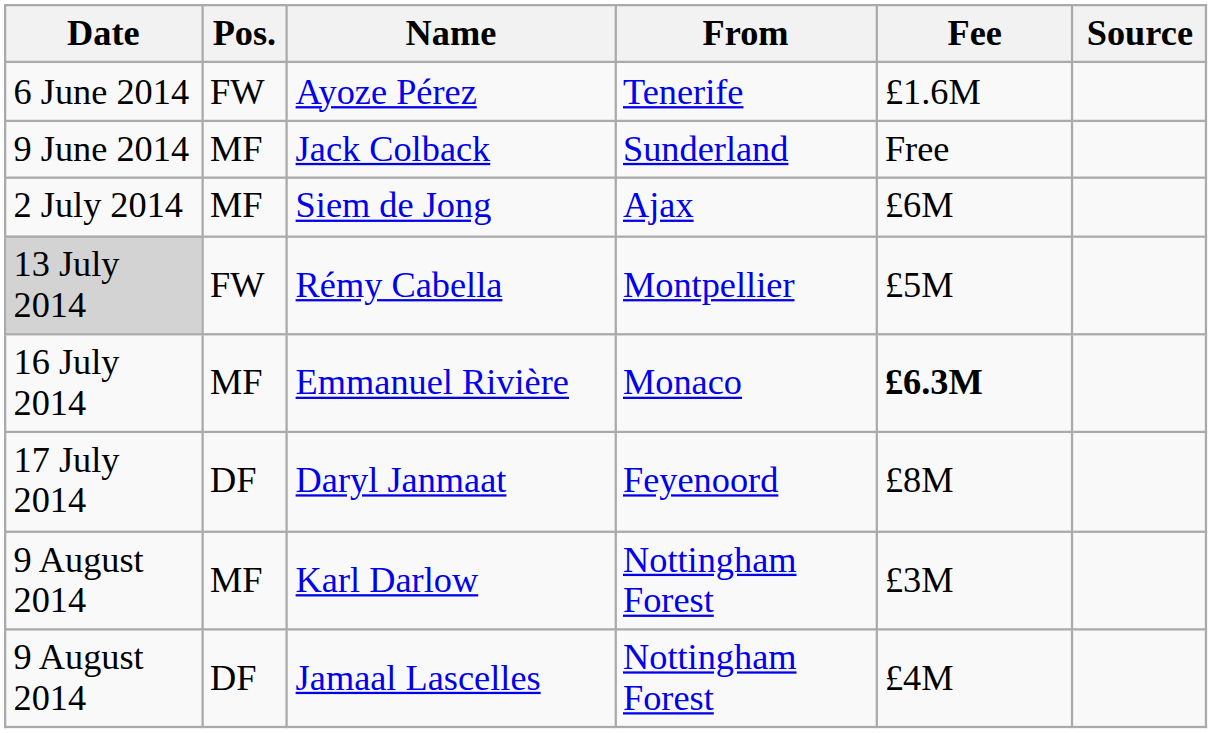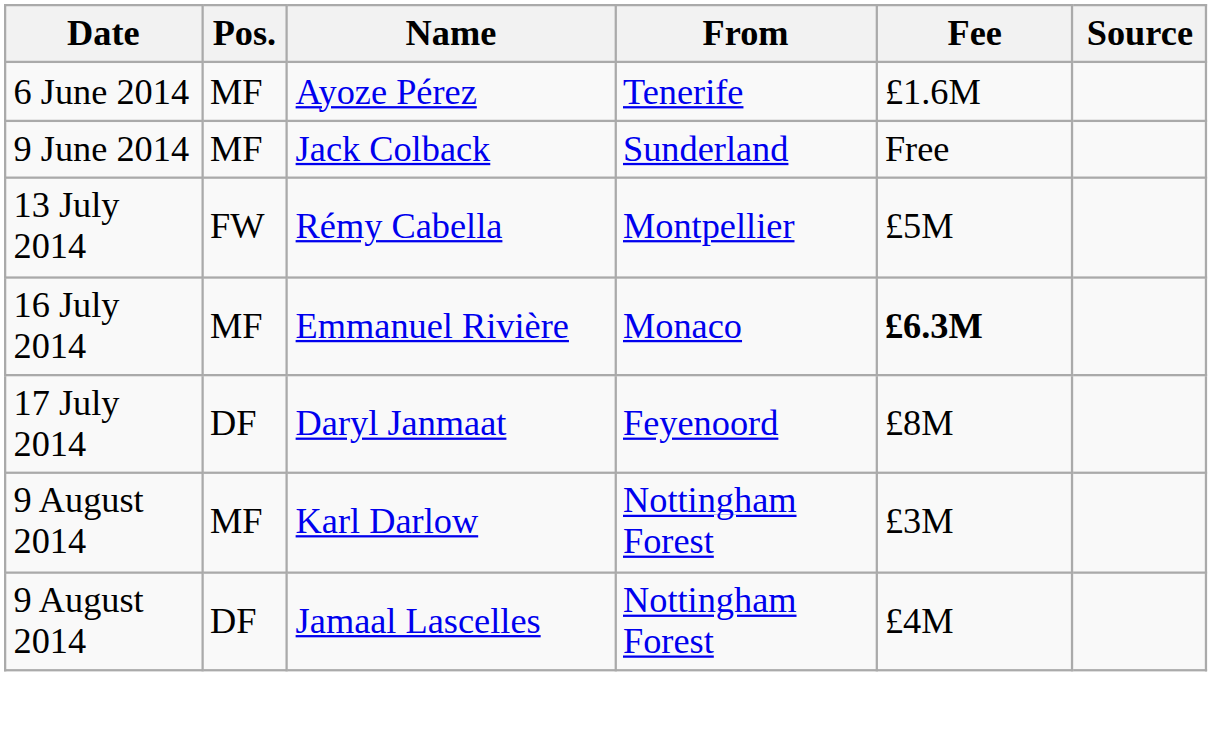(237, 90) FW -> (236, 90) MF
- row: (393, 206)
(66, 284) lightgrey background -> (66, 226) no background
